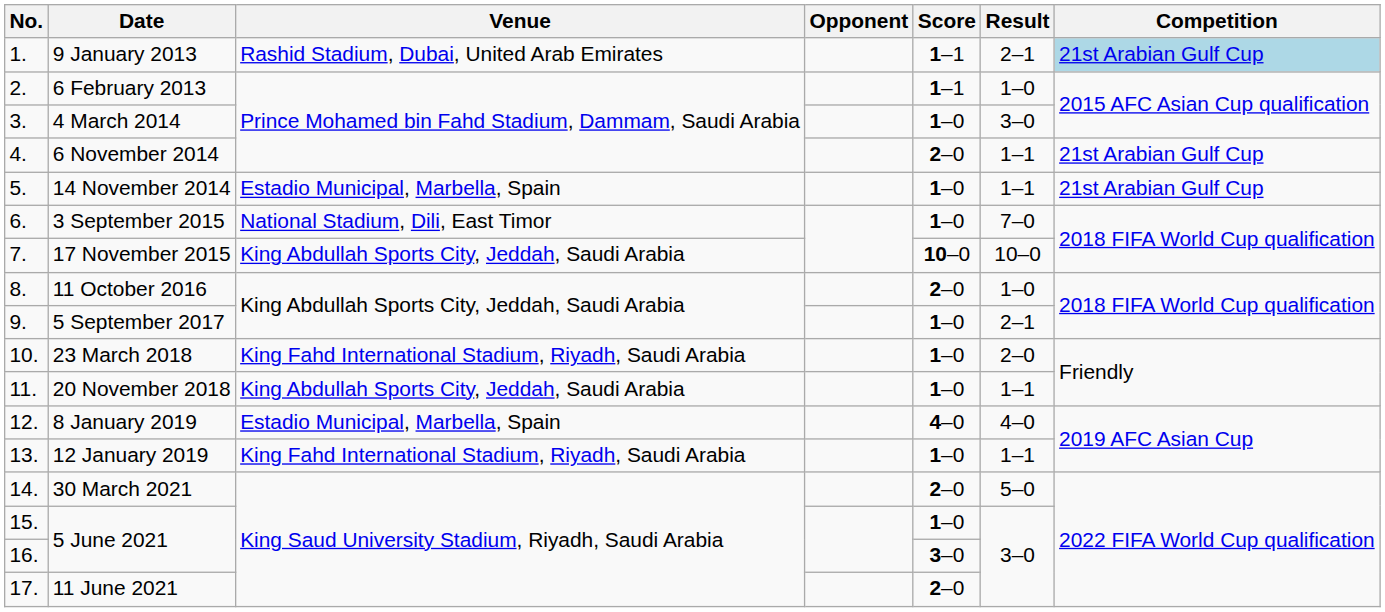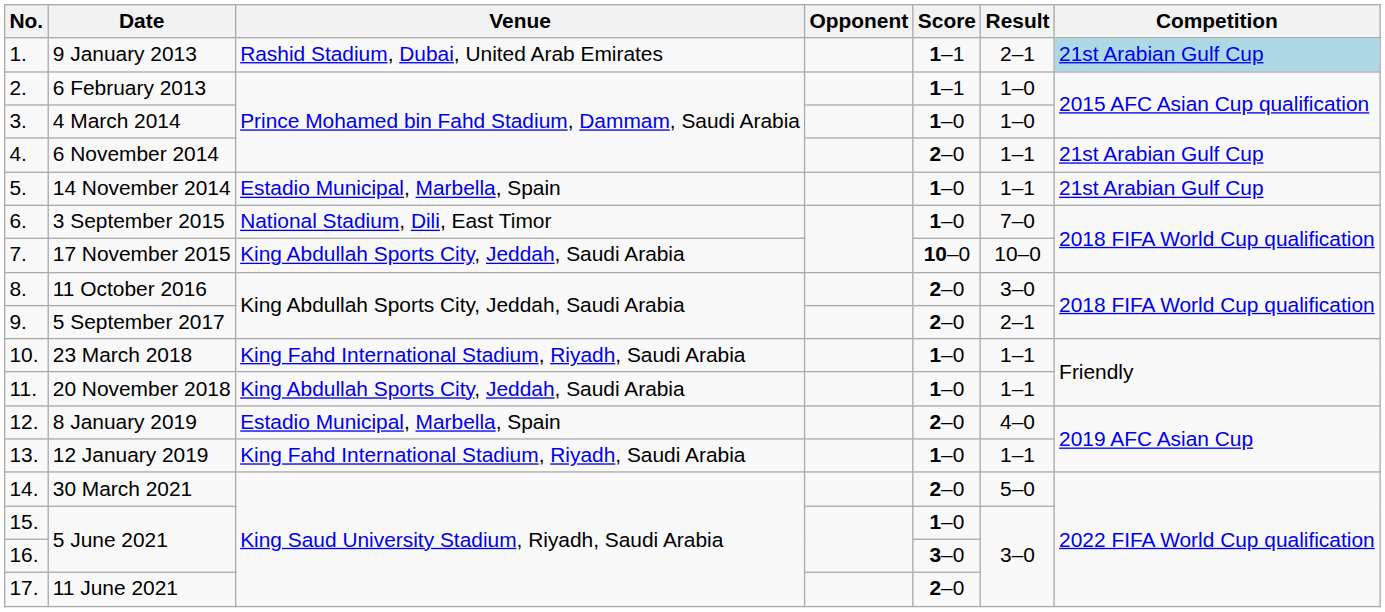(1018, 121) 3–0 -> (1018, 121) 1–0
(1018, 288) 1–0 -> (1018, 288) 3–0
(947, 321) 1–0 -> (947, 321) 2–0
(1018, 355) 2–0 -> (1018, 355) 1–1
(947, 421) 4–0 -> (947, 421) 2–0
